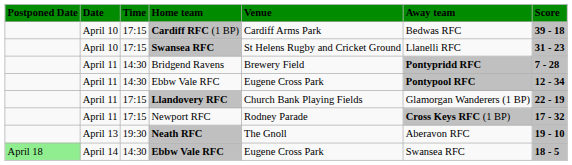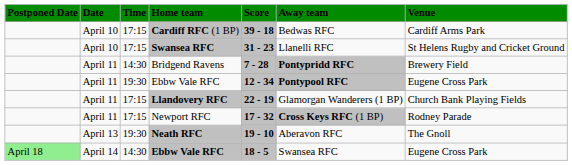columns swapped: (547, 13) <-> (258, 13)
(135, 82) 14:30 -> (135, 82) 19:30
